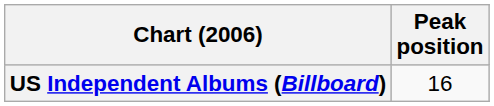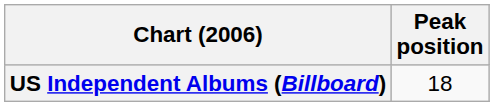(440, 82) 16 -> (440, 82) 18
